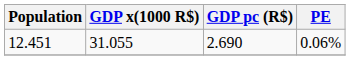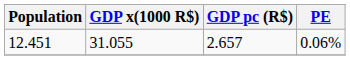(225, 42) 2.690 -> (225, 42) 2.657
